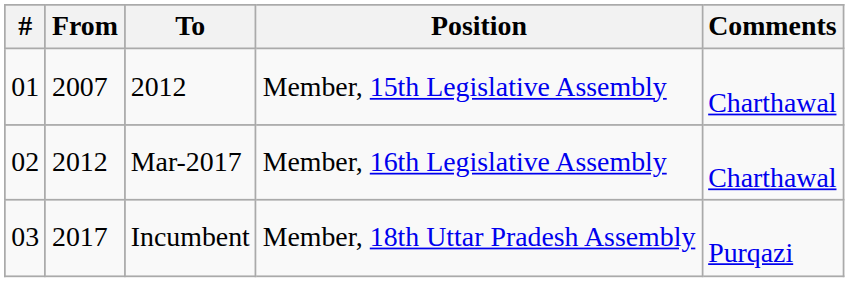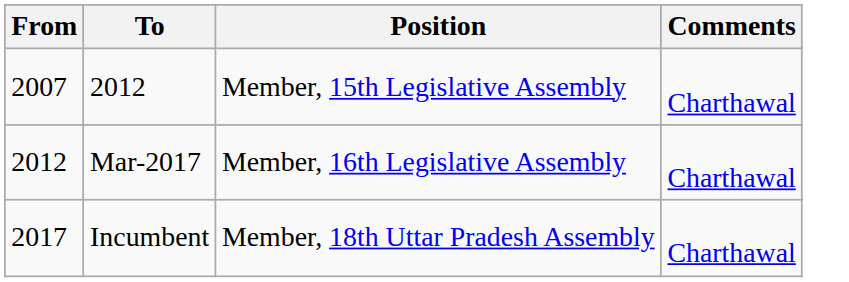- column: (25, 26)
(751, 252) Purqazi -> (732, 252) Charthawal
